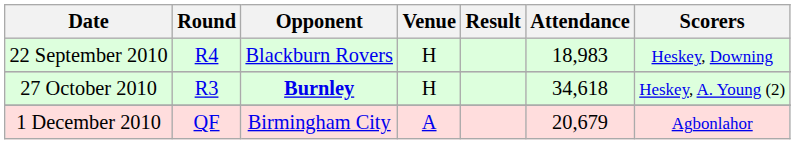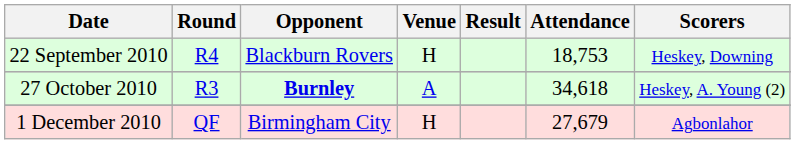(580, 55) 18,983 -> (580, 55) 18,753
(429, 88) H -> (429, 88) A
(429, 122) A -> (429, 122) H
(580, 122) 20,679 -> (580, 122) 27,679
